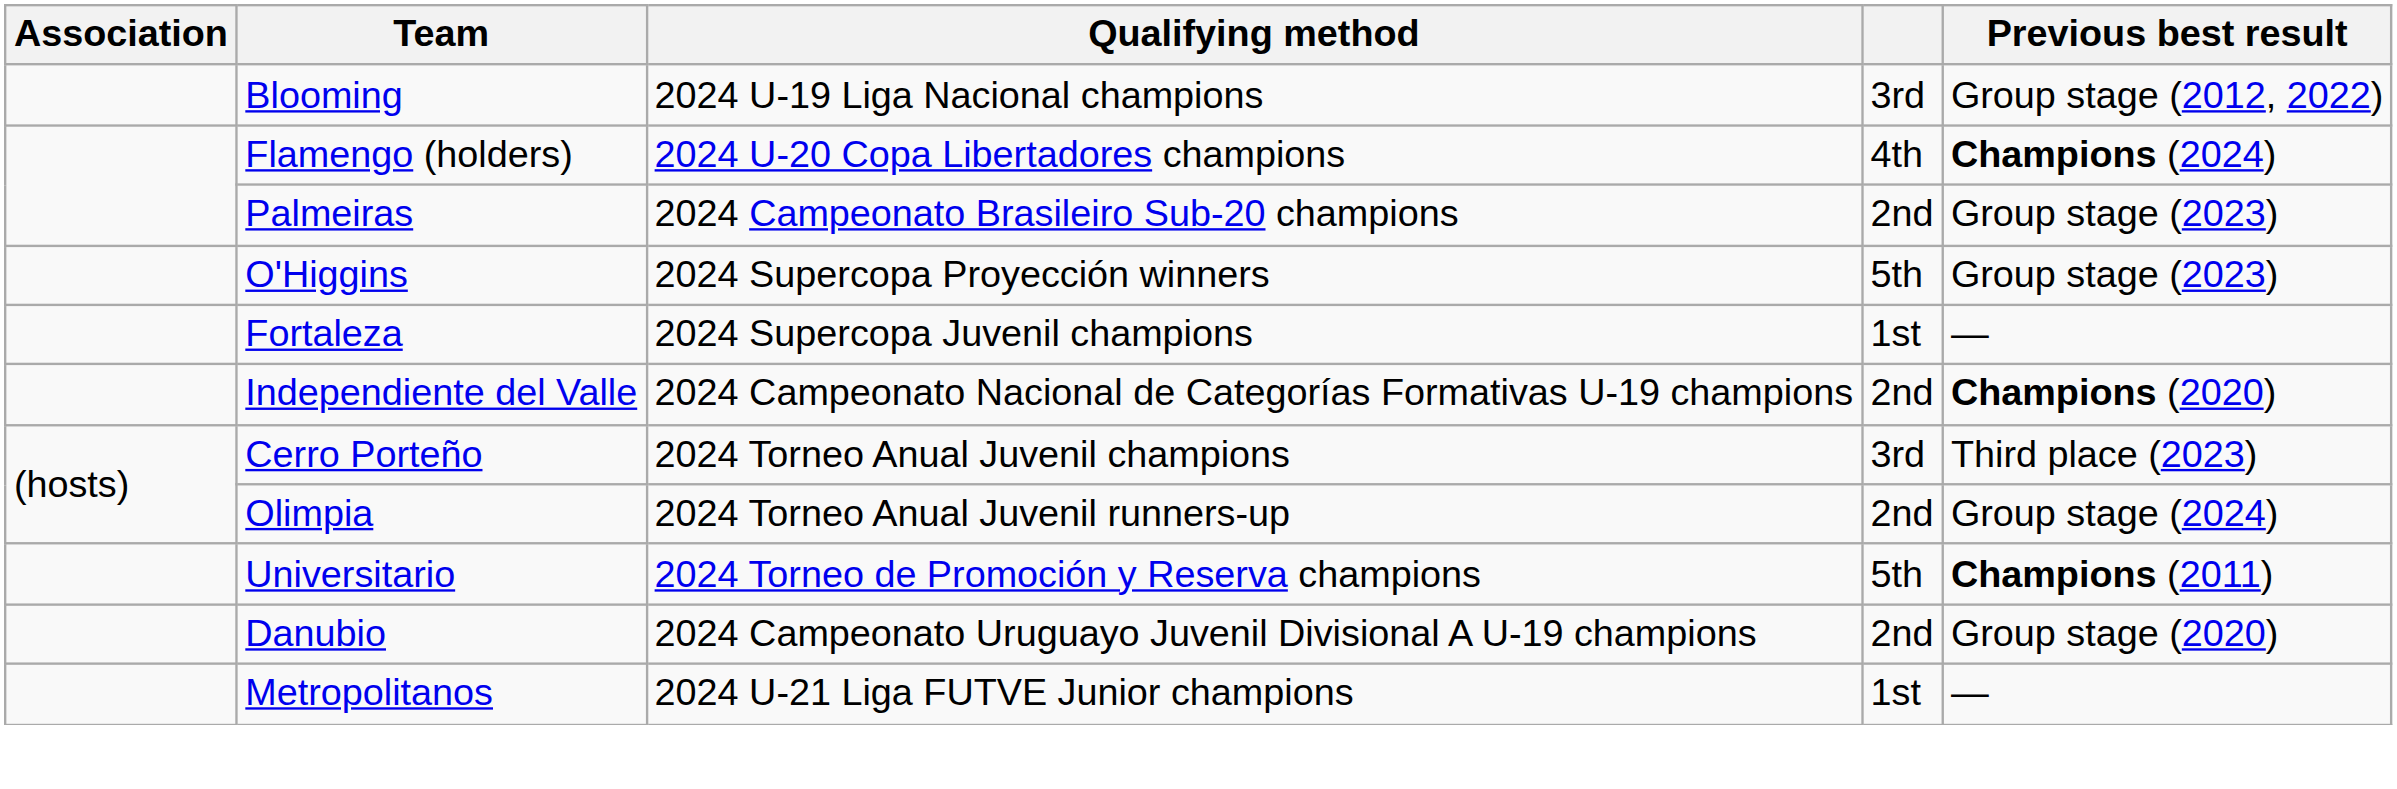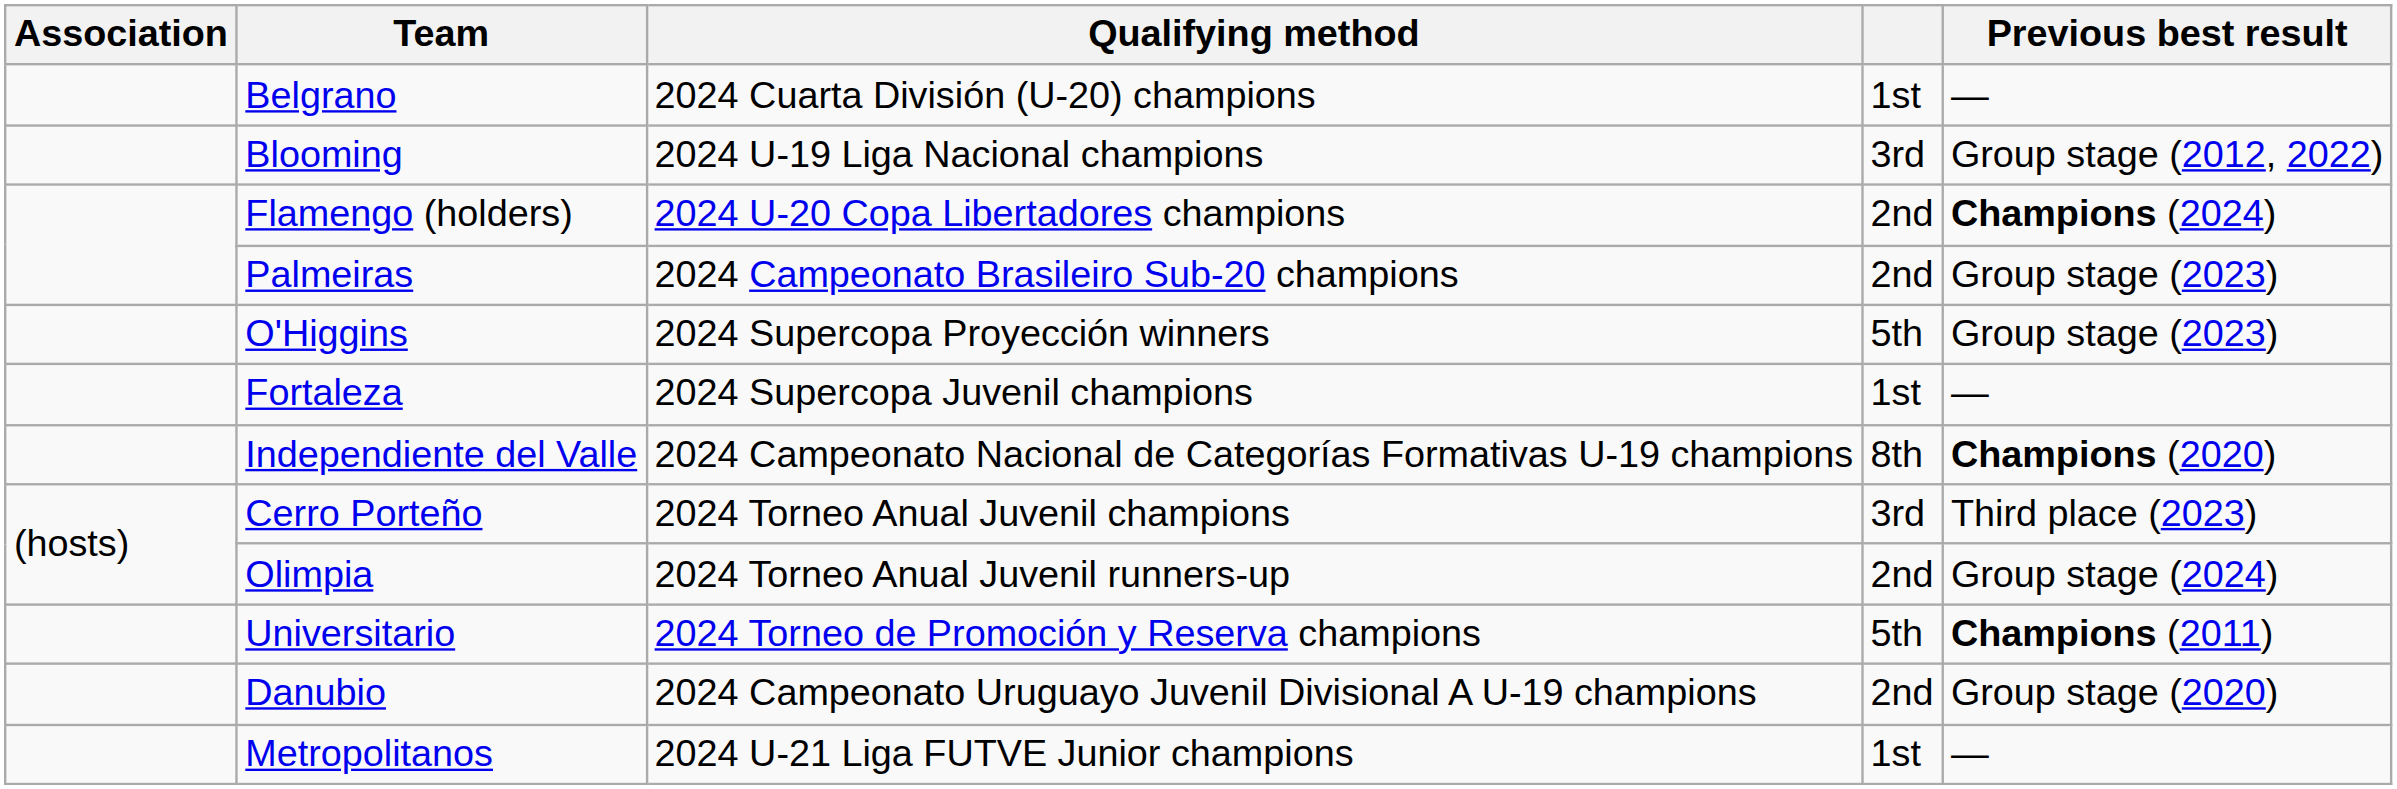+ row: (321, 94)
(1897, 154) 4th -> (1902, 214) 2nd
(1902, 393) 2nd -> (1897, 453) 8th
